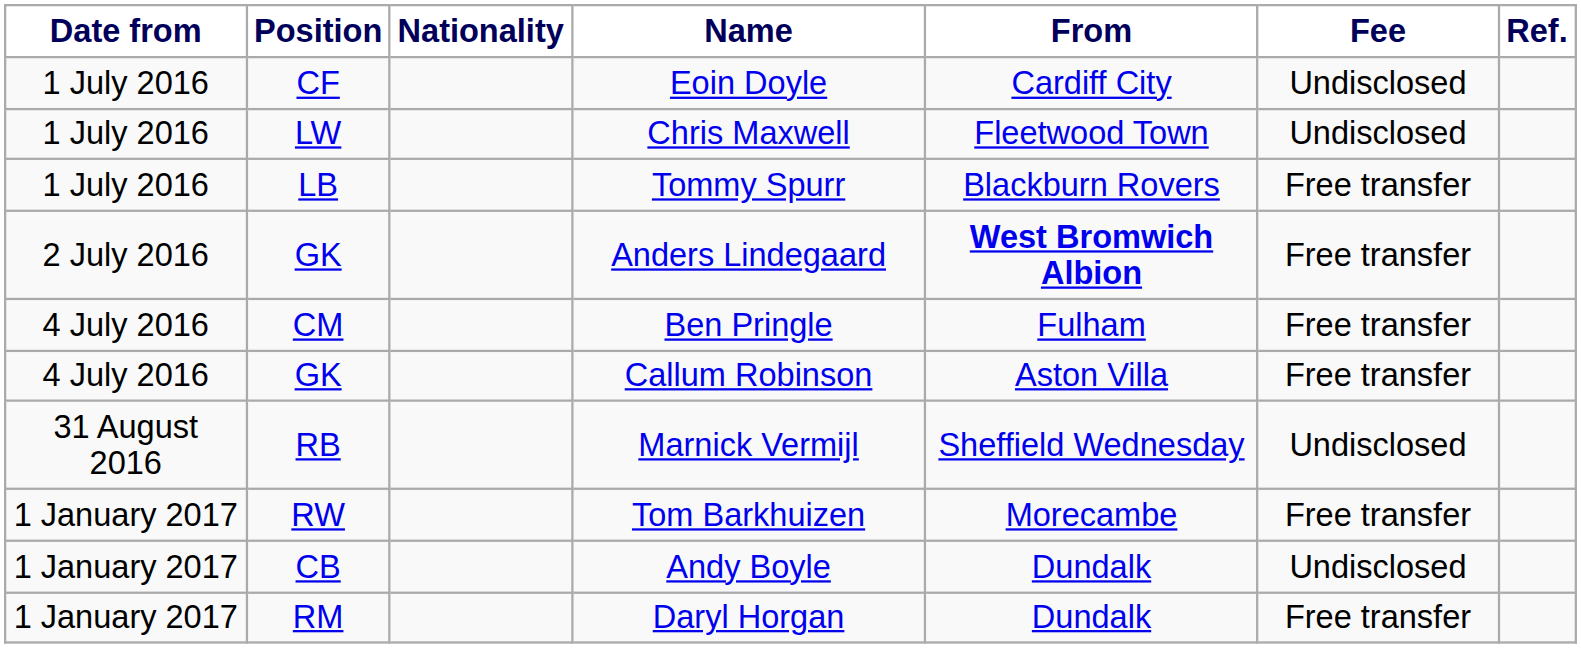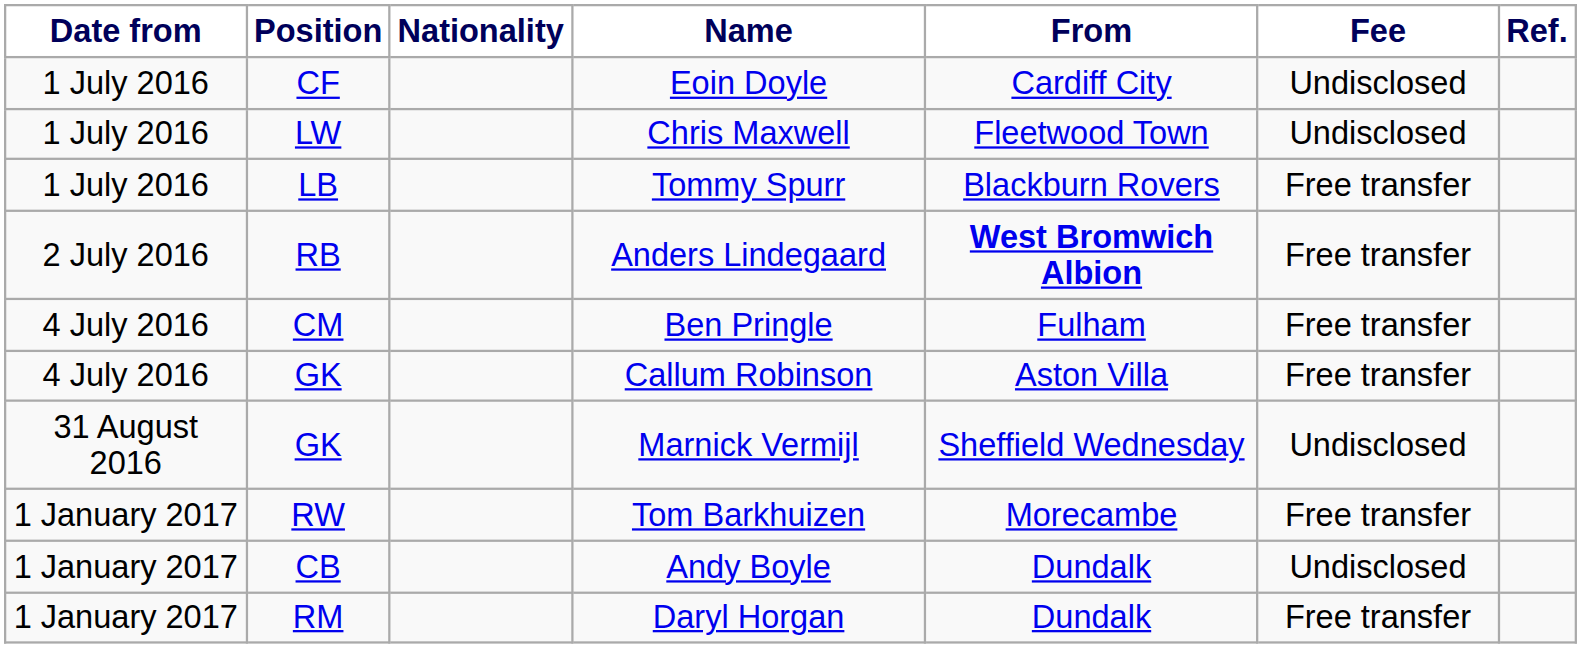(318, 255) GK -> (318, 255) RB
(318, 445) RB -> (318, 445) GK
